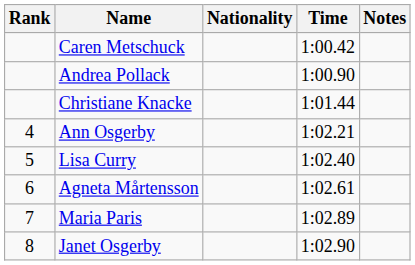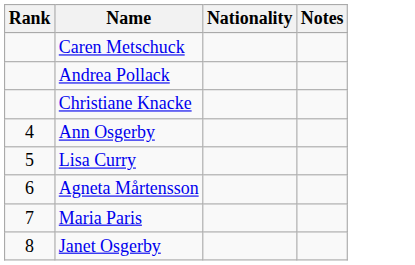- column: (328, 18)
